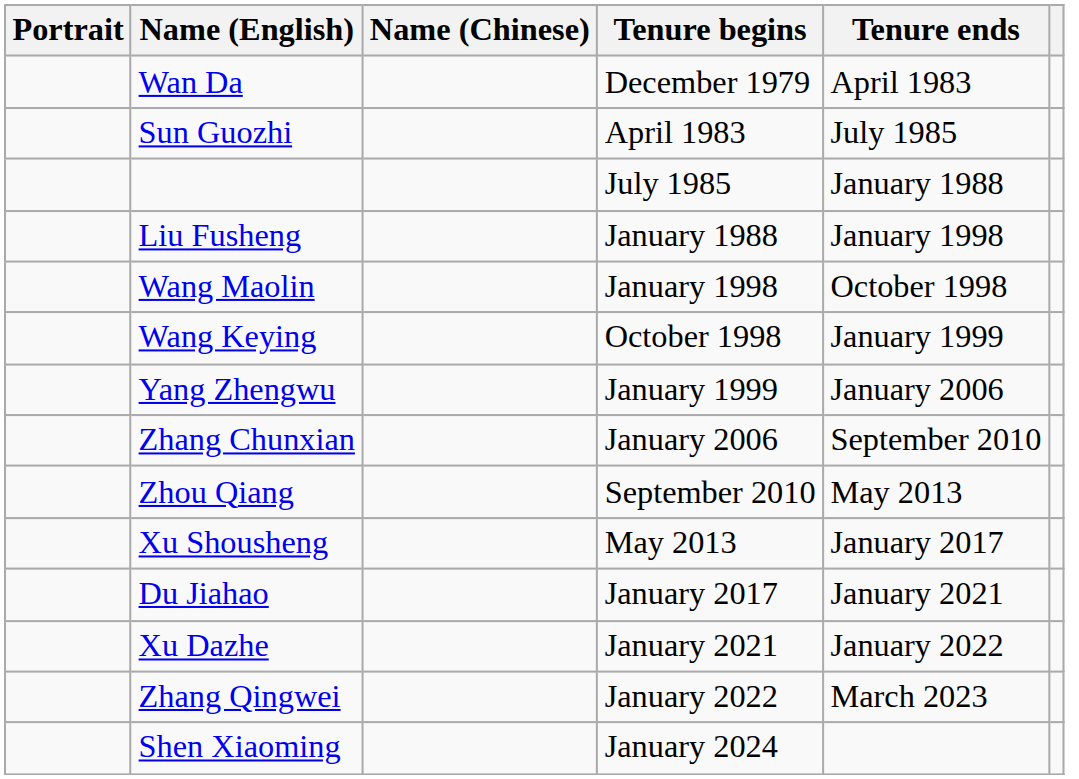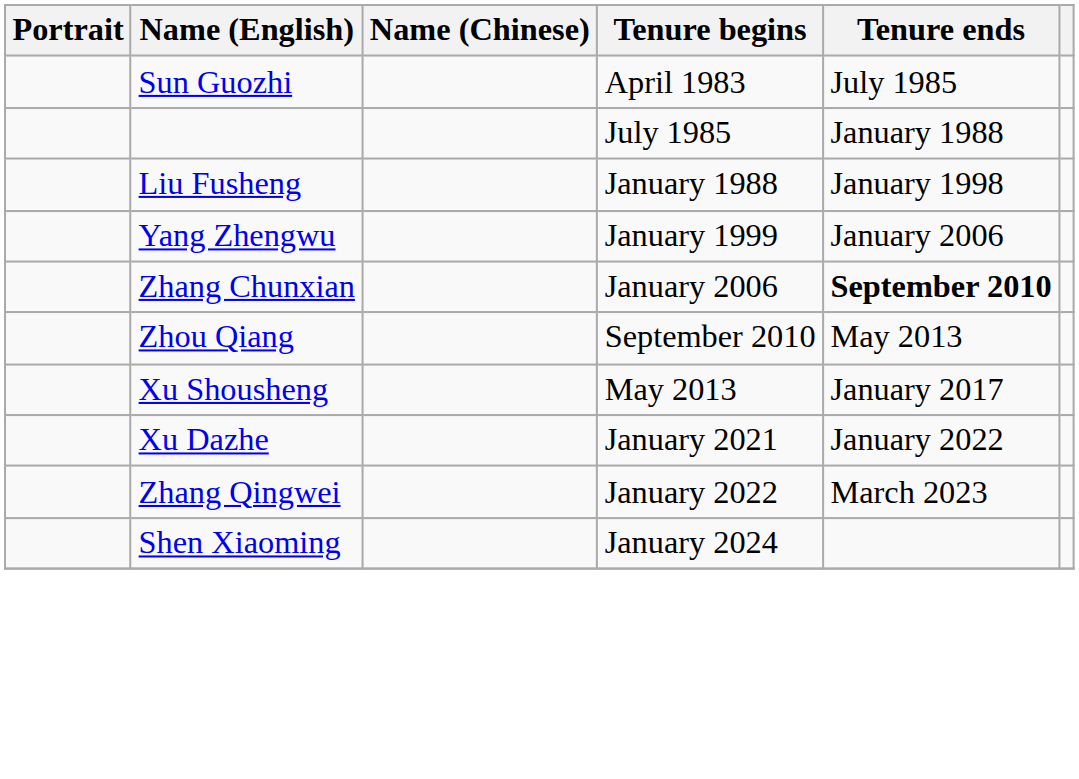- row: (191, 81)
- row: (227, 286)
- row: (228, 337)
(936, 440) normal -> (941, 286) bold
- row: (204, 593)
